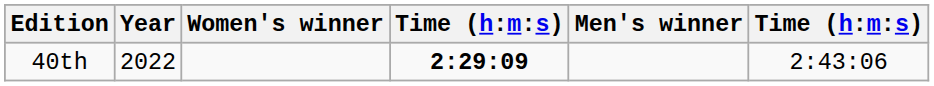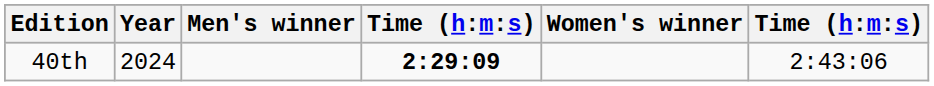columns swapped: (659, 24) <-> (286, 24)
(148, 62) 2022 -> (148, 62) 2024
